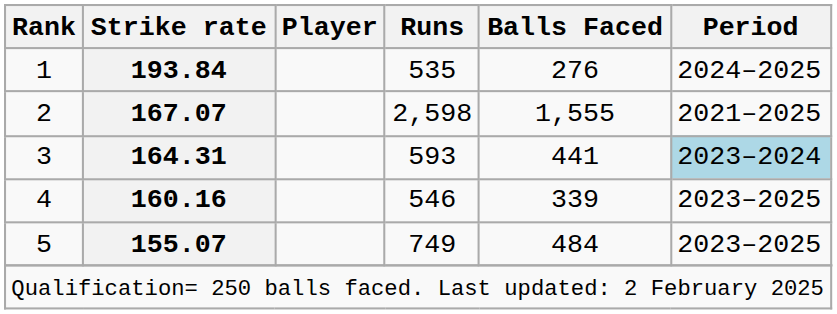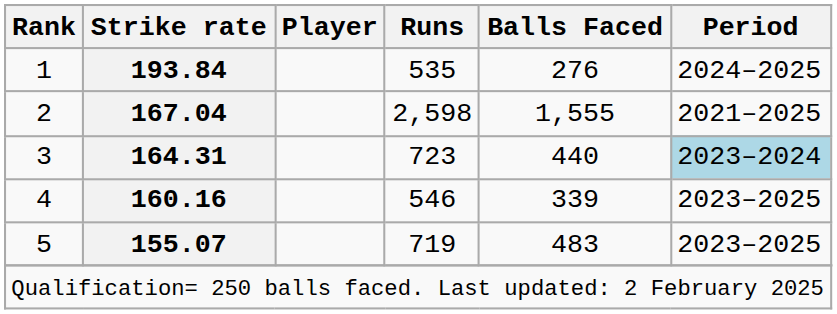(179, 114) 167.07 -> (179, 114) 167.04
(432, 157) 593 -> (432, 157) 723
(575, 157) 441 -> (575, 157) 440
(432, 244) 749 -> (432, 244) 719
(575, 244) 484 -> (575, 244) 483
